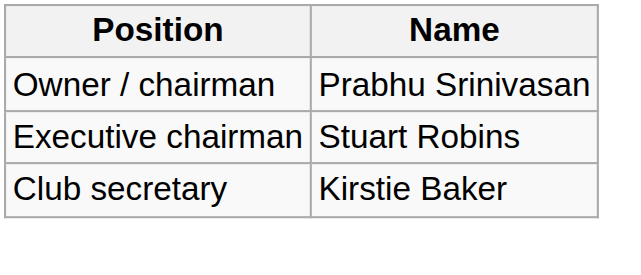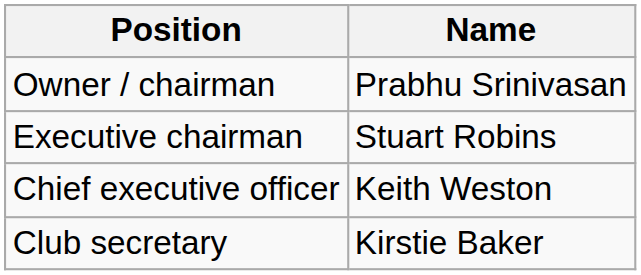+ row: (176, 189)
